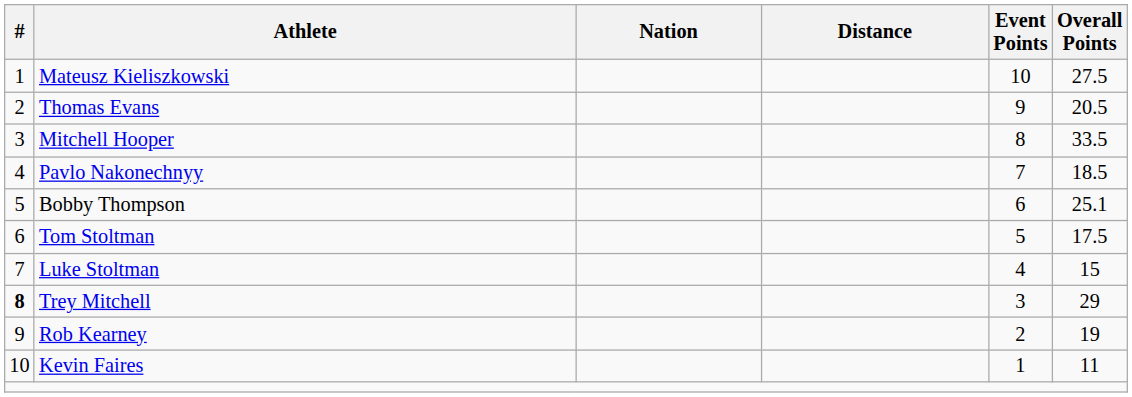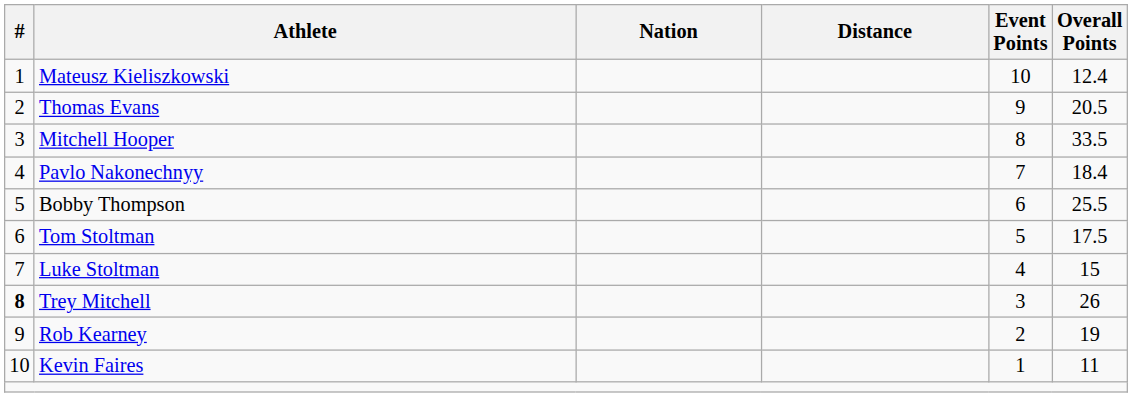(1090, 75) 27.5 -> (1090, 75) 12.4
(1090, 172) 18.5 -> (1090, 172) 18.4
(1090, 204) 25.1 -> (1090, 204) 25.5
(1090, 301) 29 -> (1090, 301) 26
